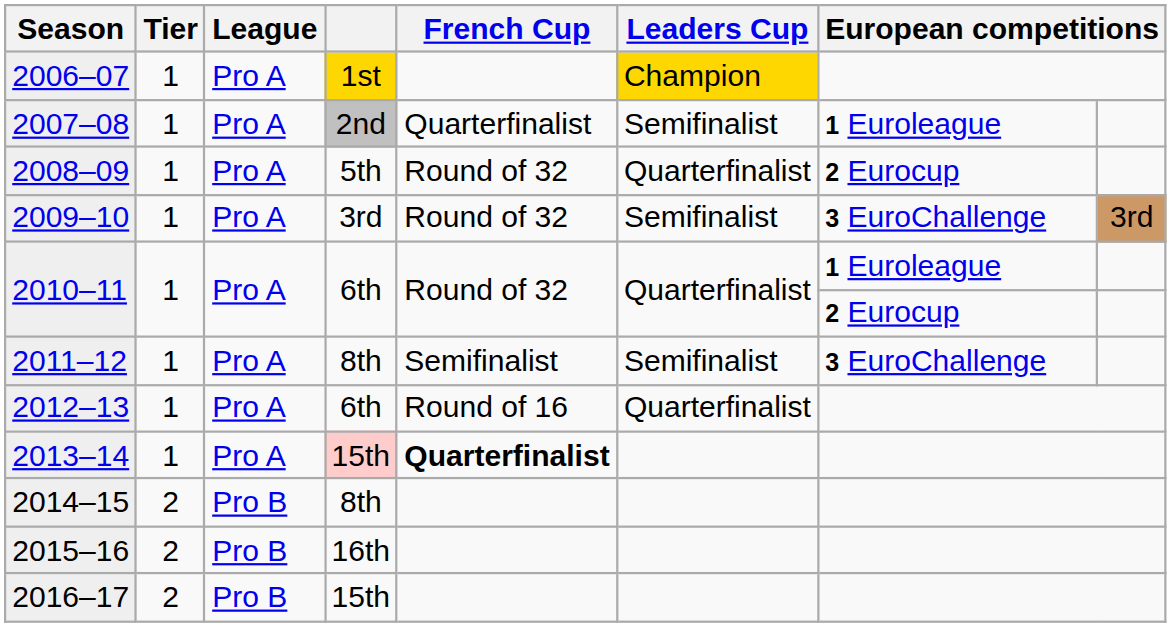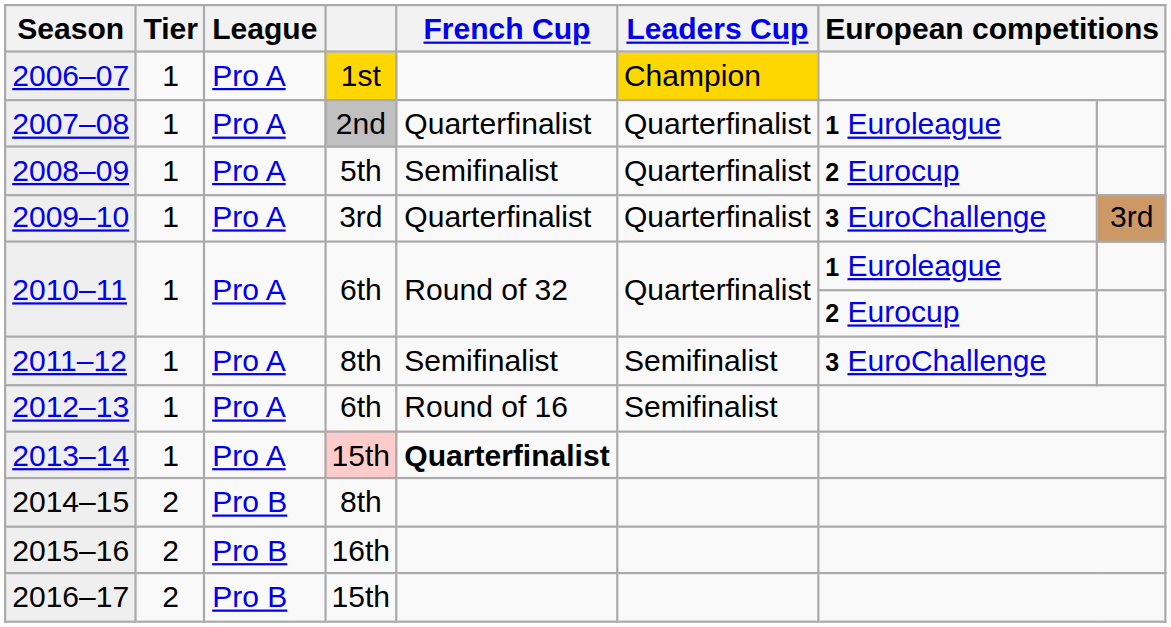(701, 123) Semifinalist -> (717, 123) Quarterfinalist
(486, 171) Round of 32 -> (481, 171) Semifinalist
(486, 218) Round of 32 -> (498, 218) Quarterfinalist
(701, 218) Semifinalist -> (717, 218) Quarterfinalist
(717, 407) Quarterfinalist -> (701, 407) Semifinalist
